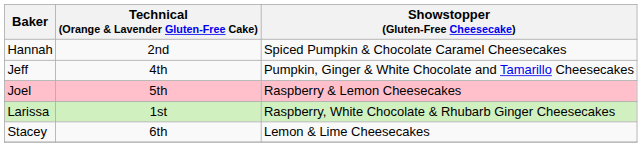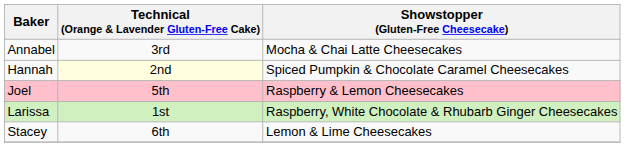+ row: (31, 49)
(158, 49) no background -> (161, 70) lightyellow background
- row: (18, 70)
